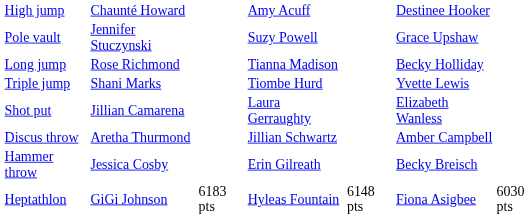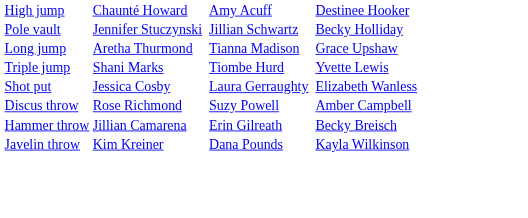(283, 37) Suzy Powell -> (254, 29) Jillian Schwartz
(437, 37) Grace Upshaw -> (359, 29) Becky Holliday
(135, 64) Rose Richmond -> (143, 48) Aretha Thurmond
(440, 64) Becky Holliday -> (357, 48) Grace Upshaw
(137, 110) Jillian Camarena -> (132, 87) Jessica Cosby
(140, 137) Aretha Thurmond -> (137, 106) Rose Richmond
(292, 137) Jillian Schwartz -> (244, 106) Suzy Powell
(129, 164) Jessica Cosby -> (140, 125) Jillian Camarena
+ row: (42, 144)
- row: (36, 199)
